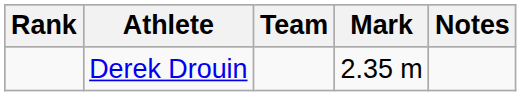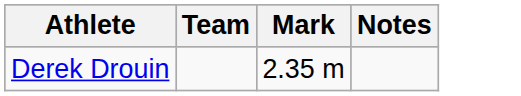- column: (44, 25)
